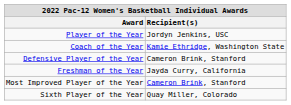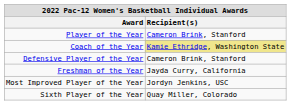(188, 34) Jordyn Jenkins, USC -> (196, 34) Cameron Brink, Stanford
(216, 46) no background -> (216, 46) khaki background
(196, 82) Cameron Brink, Stanford -> (188, 82) Jordyn Jenkins, USC
